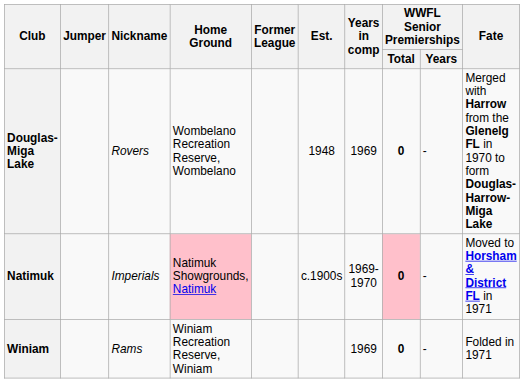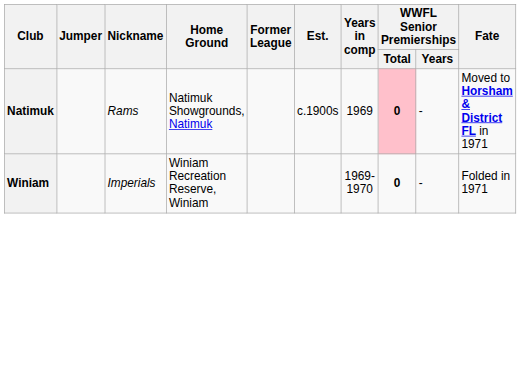- row: (32, 151)
(135, 276) Imperials -> (123, 111) Rams
(211, 276) pink background -> (207, 111) no background
(364, 276) 1969-1970 -> (360, 111) 1969
(127, 348) Rams -> (132, 183) Imperials
(364, 348) 1969 -> (360, 183) 1969-1970
